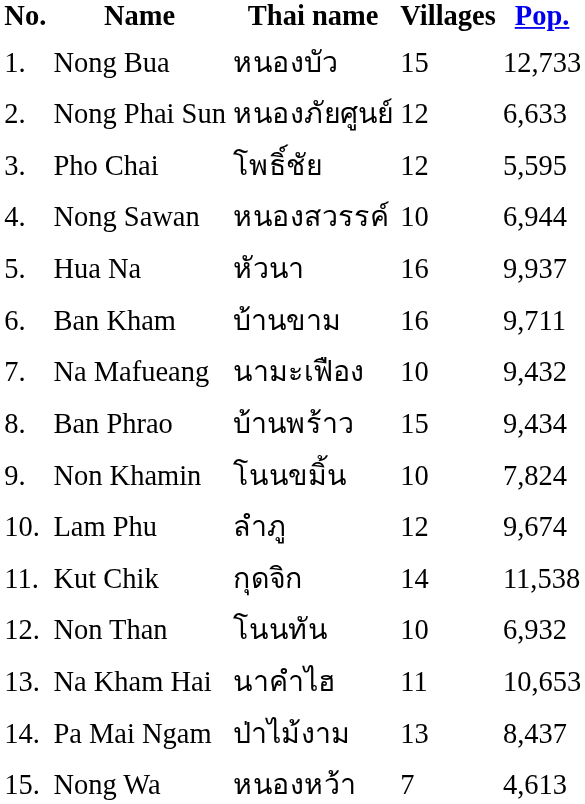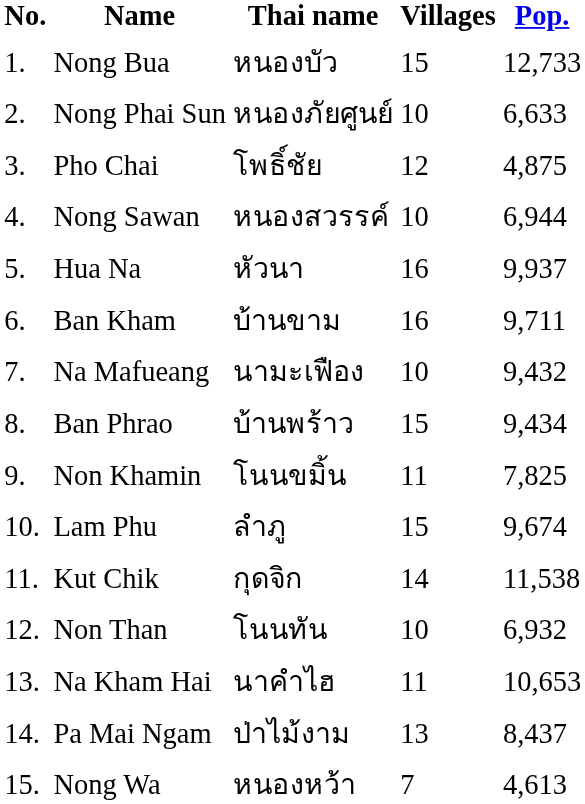(415, 112) 12 -> (415, 112) 10
(535, 164) 5,595 -> (535, 164) 4,875
(415, 474) 10 -> (414, 474) 11
(535, 474) 7,824 -> (535, 474) 7,825
(415, 525) 12 -> (415, 525) 15
